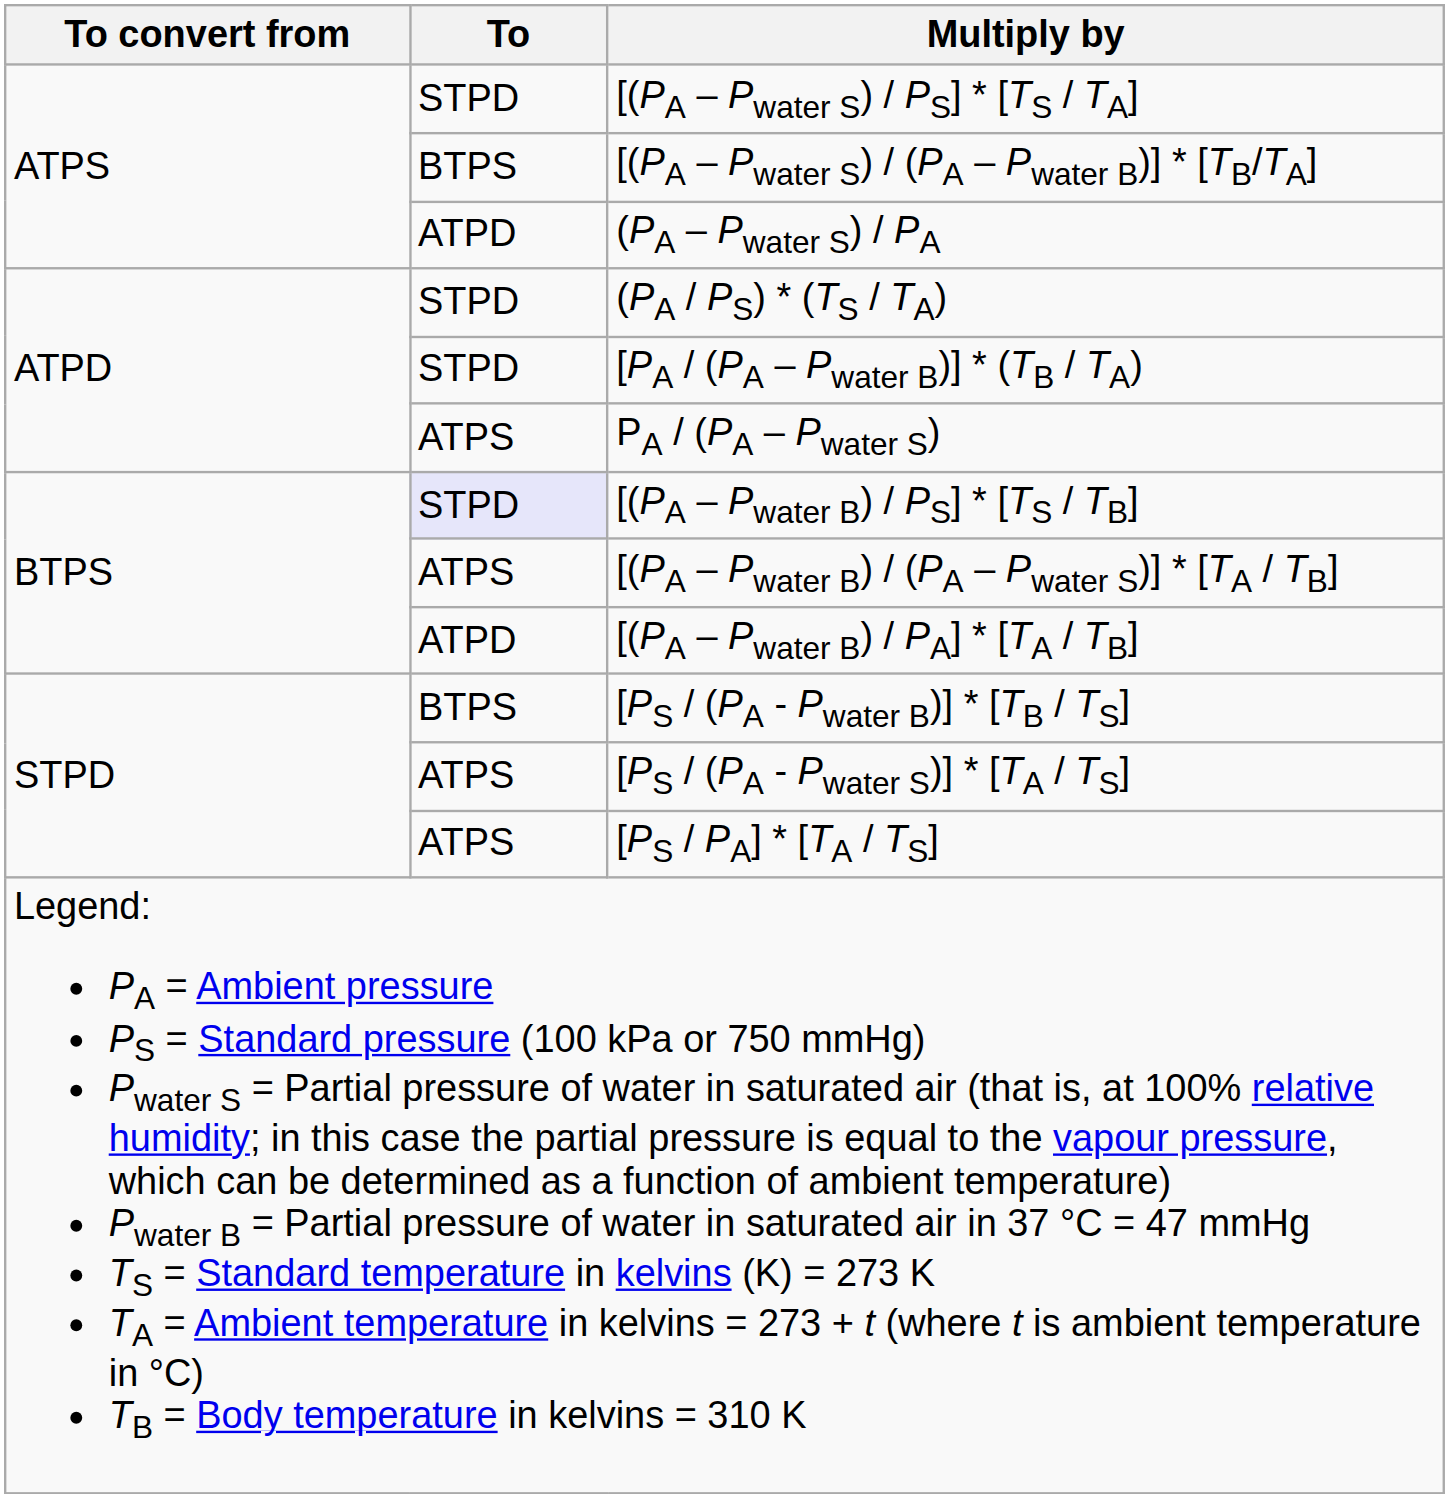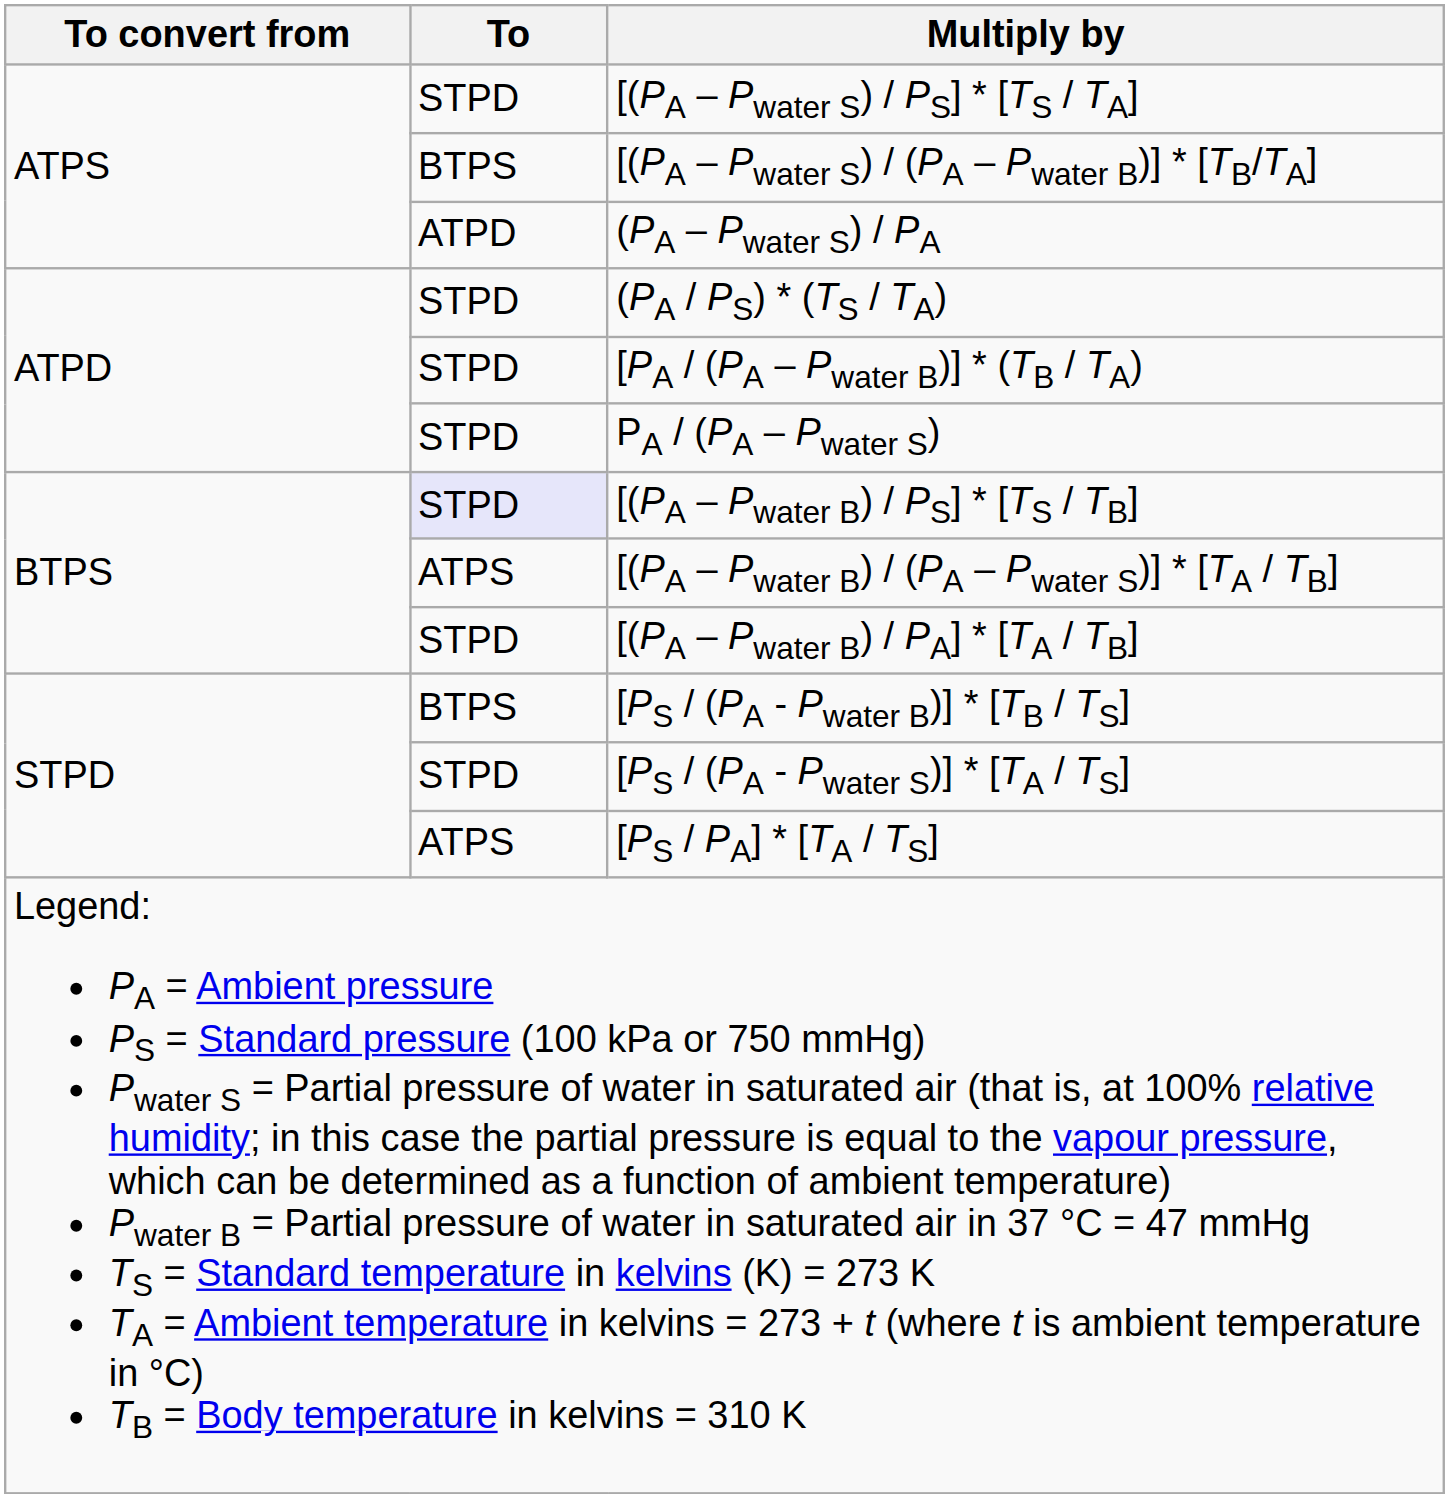(466, 436) ATPS -> (469, 436) STPD
(467, 640) ATPD -> (469, 640) STPD
(466, 775) ATPS -> (469, 775) STPD
